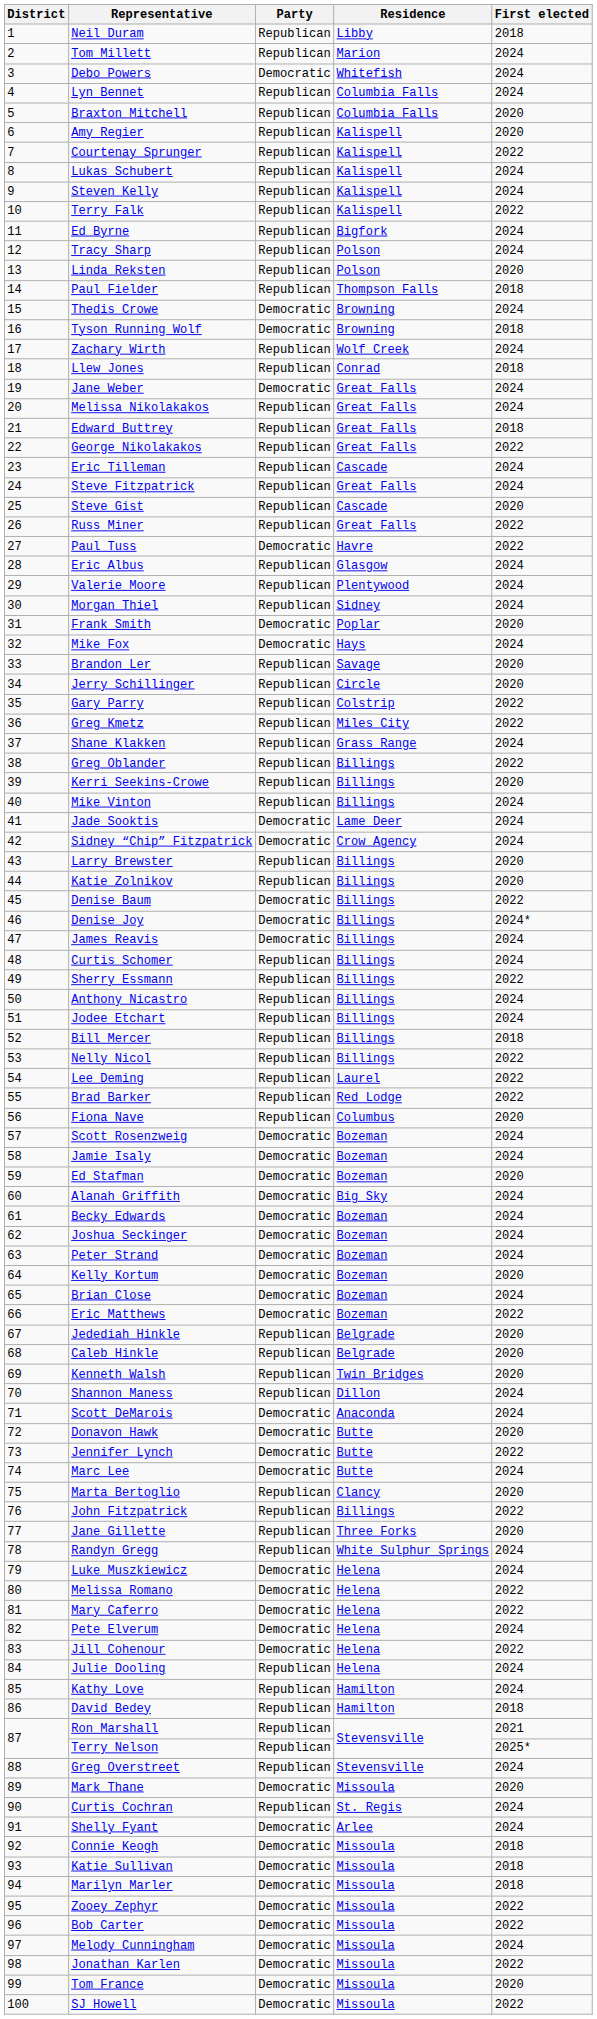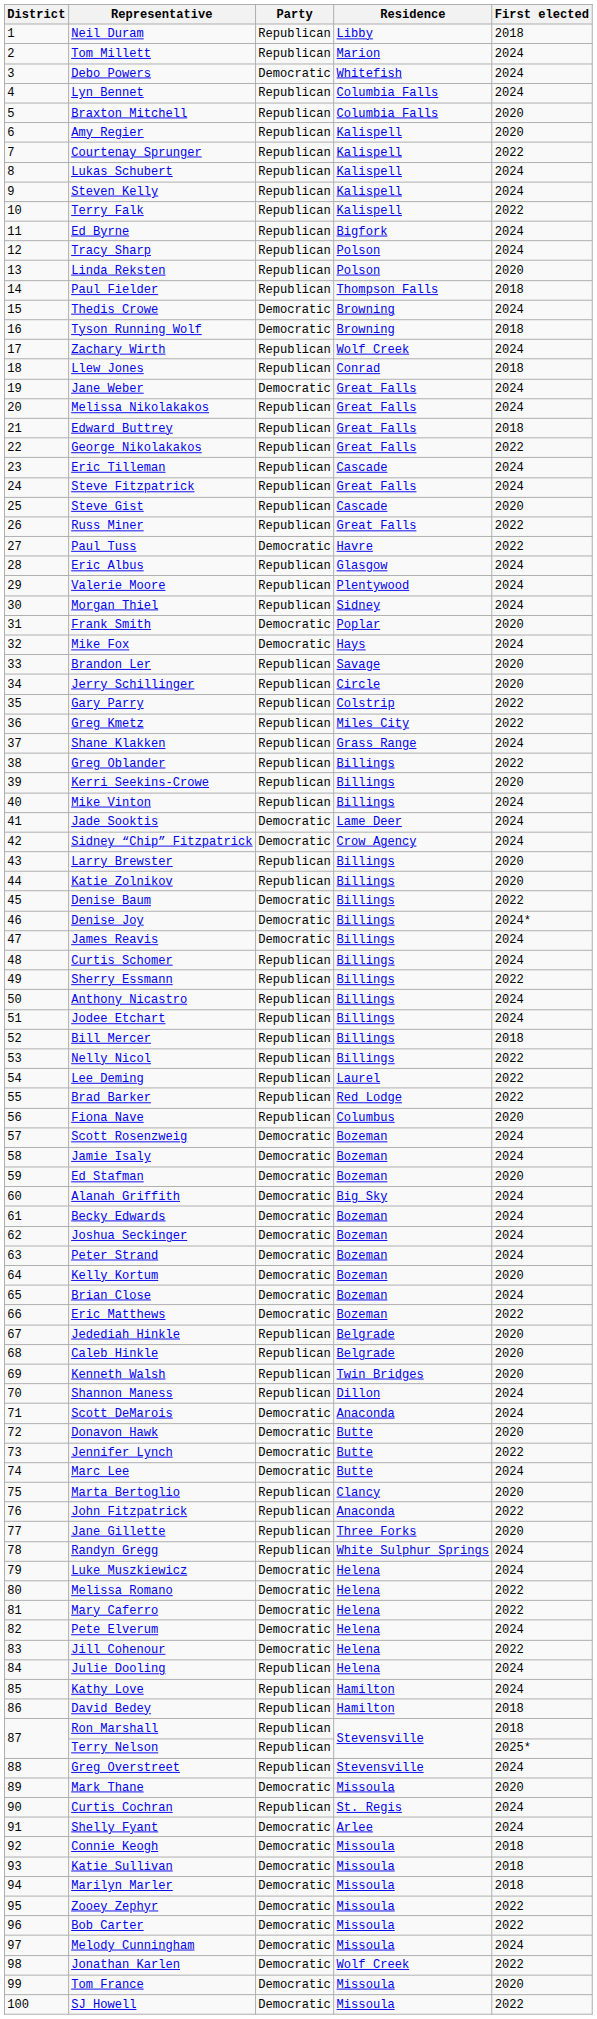(366, 1512) Billings -> (366, 1512) Anaconda
(509, 1729) 2021 -> (509, 1729) 2018
(366, 1965) Missoula -> (373, 1965) Wolf Creek
